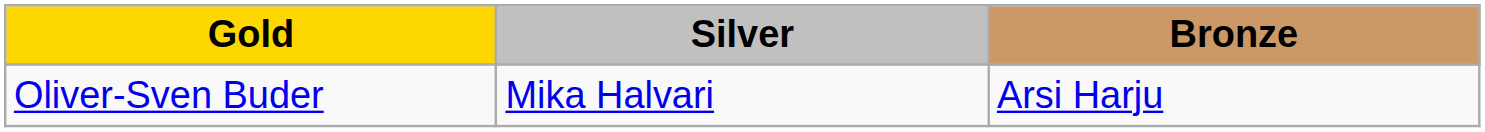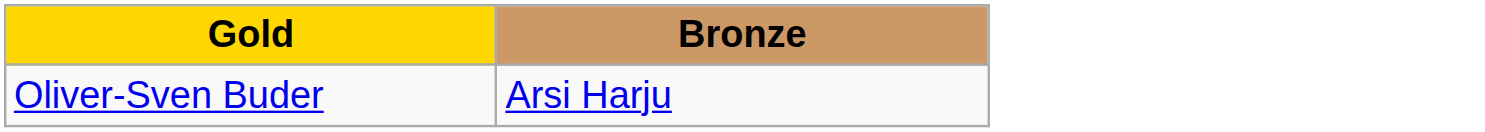- column: (742, 34)
